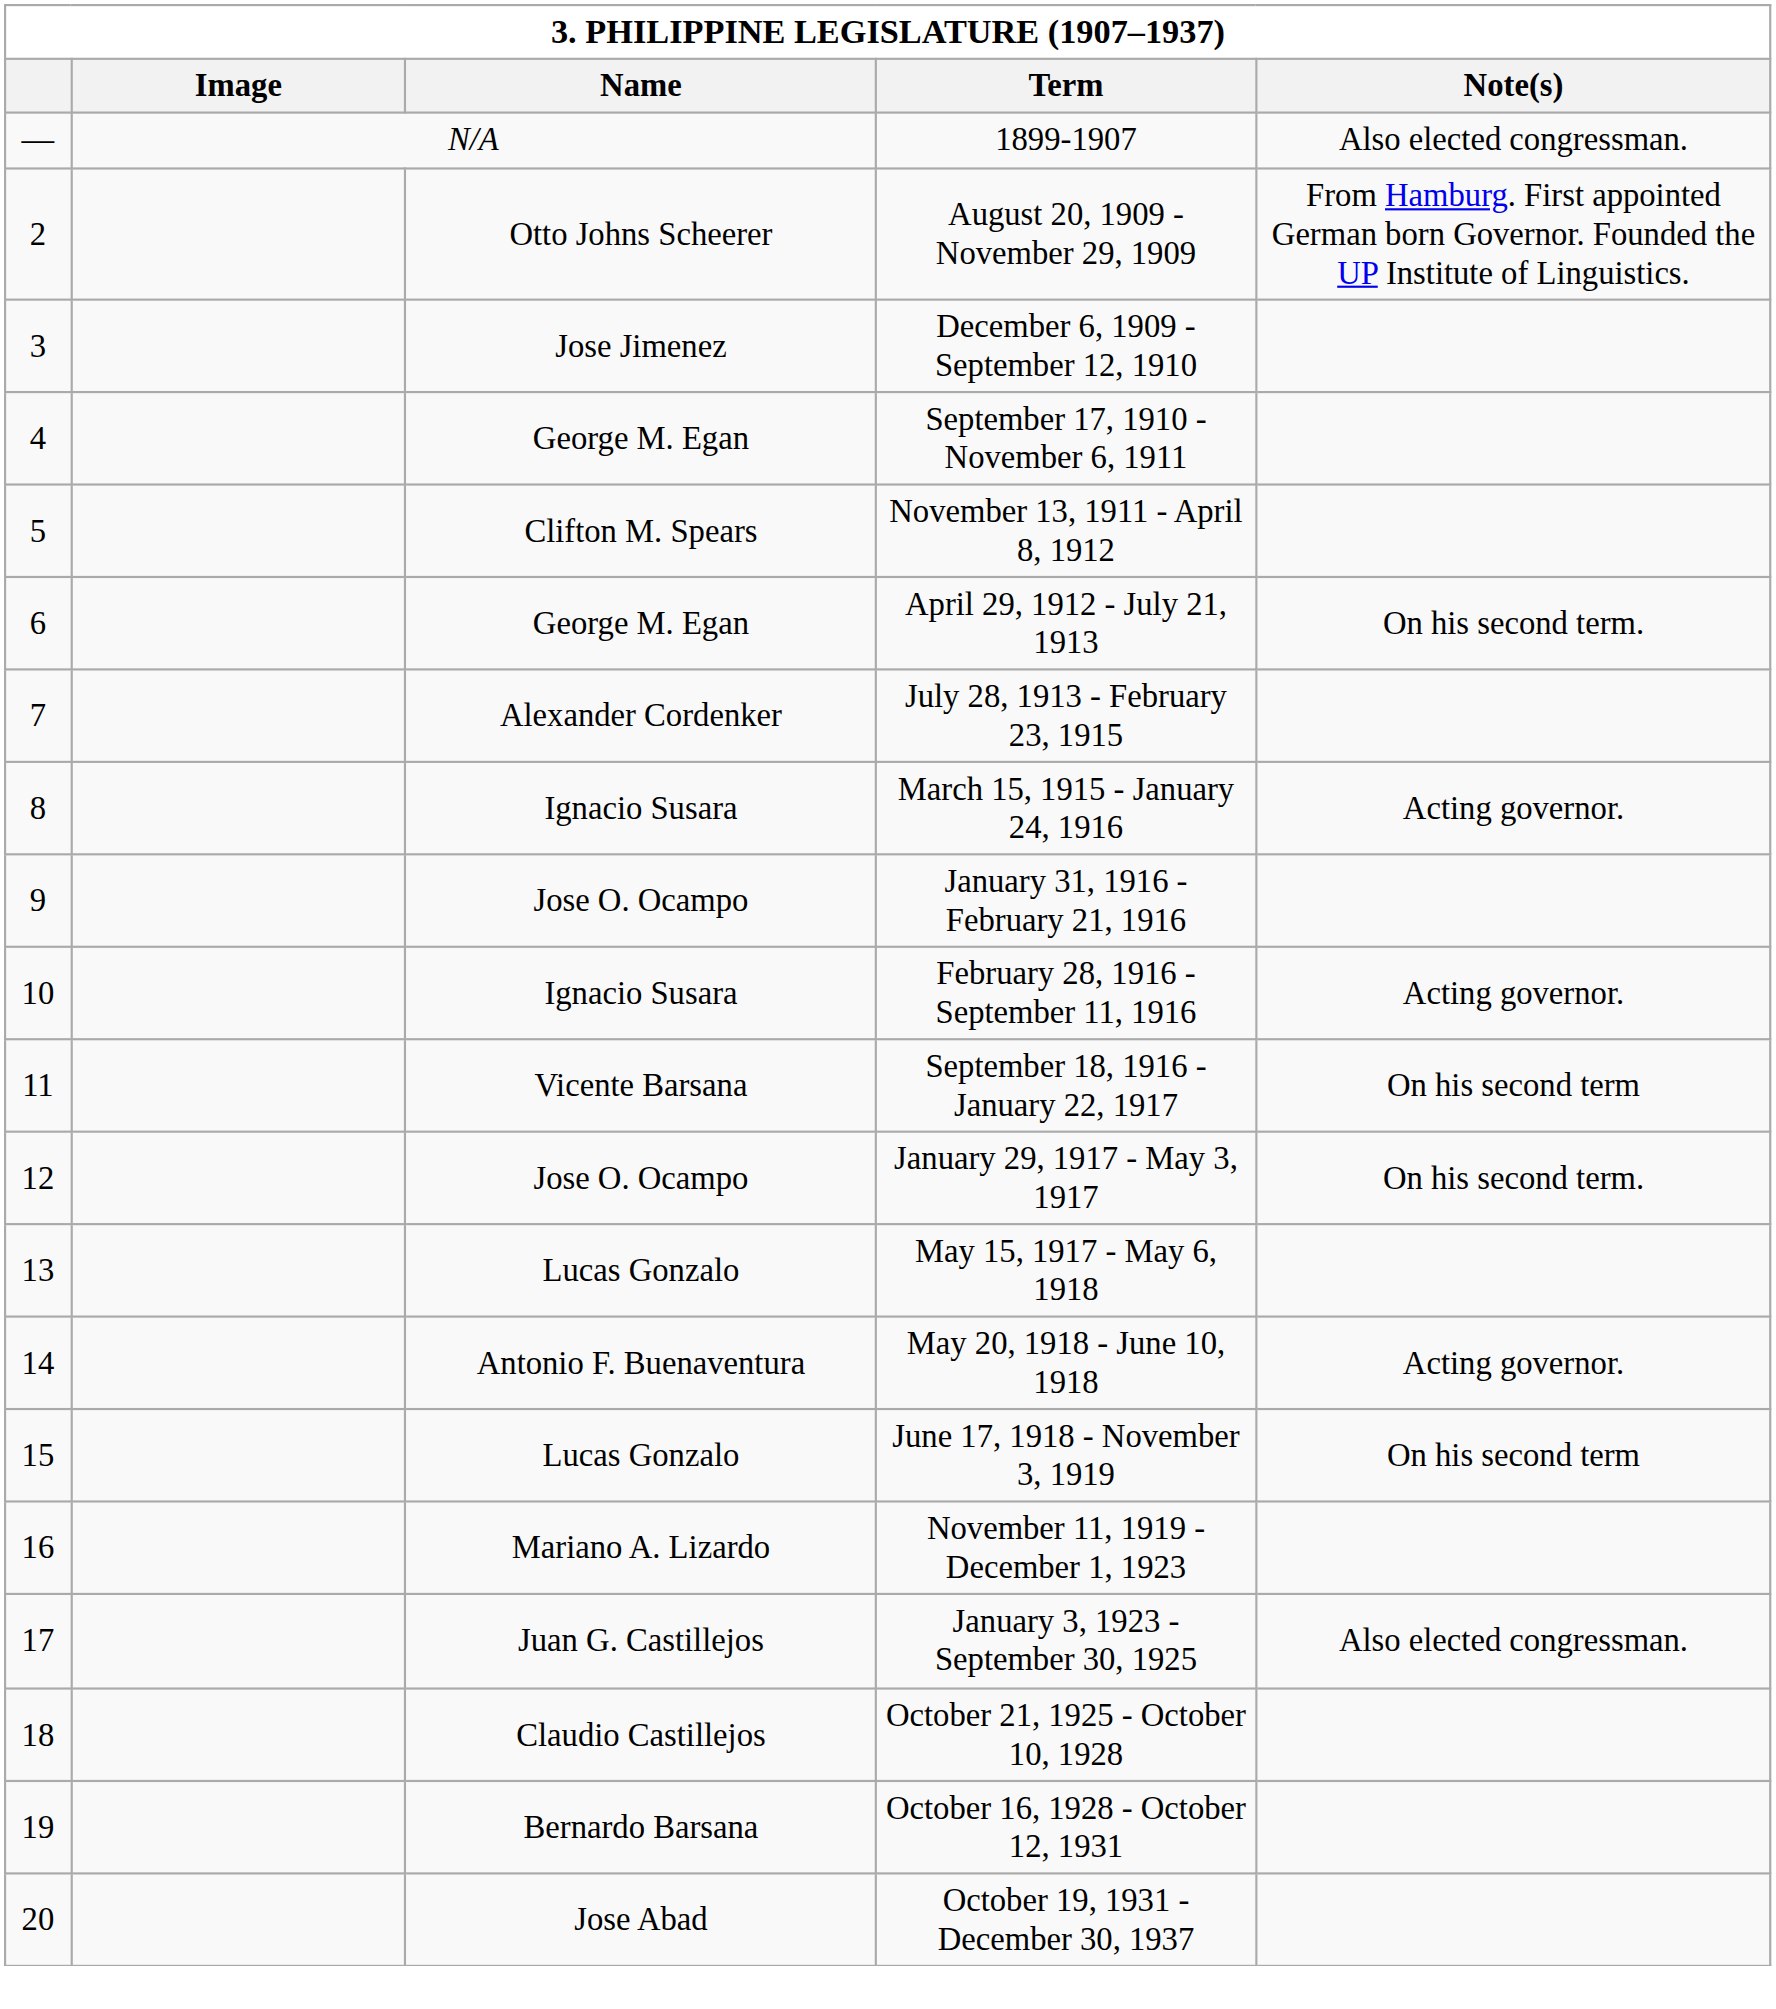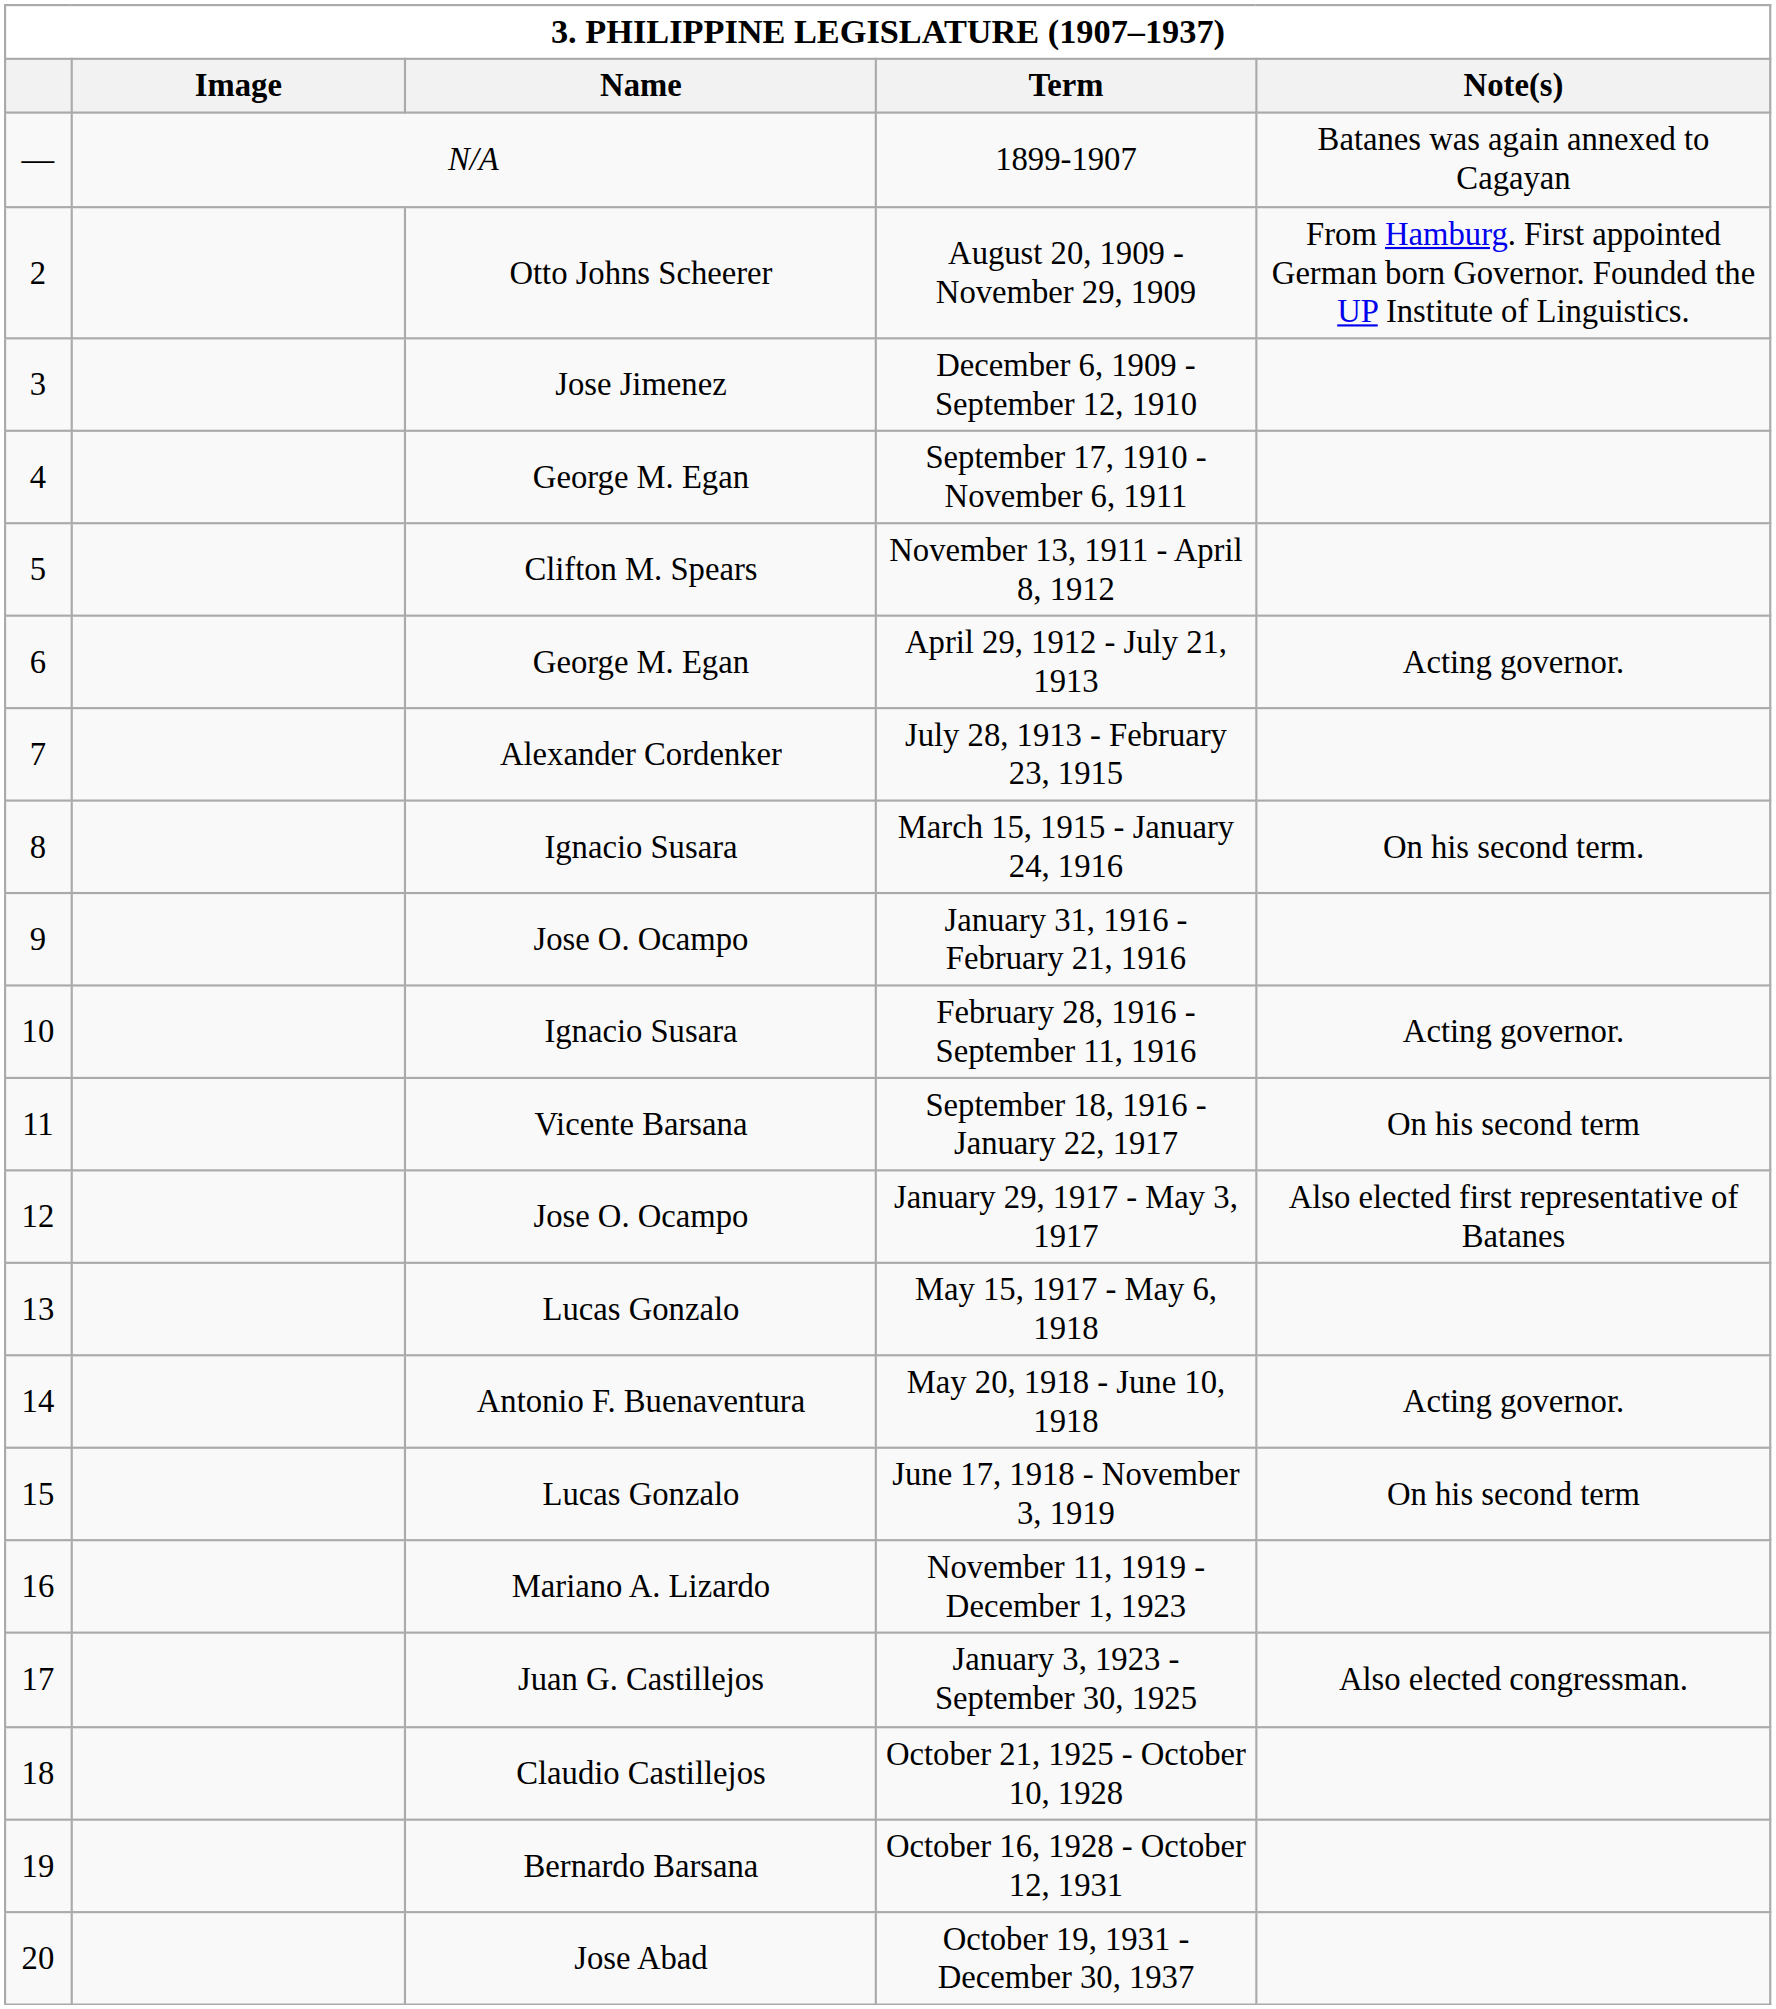(1513, 140) Also elected congressman. -> (1513, 159) Batanes was again annexed to Cagayan
(1513, 622) On his second term. -> (1513, 661) Acting governor.
(1513, 807) Acting governor. -> (1513, 846) On his second term.
(1513, 1177) On his second term. -> (1513, 1216) Also elected first representative of Batanes
